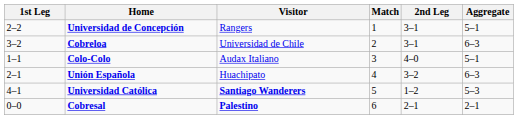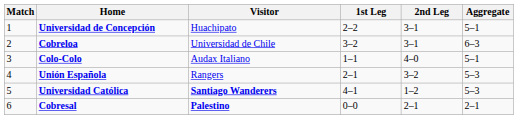columns swapped: (385, 12) <-> (35, 12)
(236, 28) Rangers -> (214, 28) Huachipato
(242, 75) Huachipato -> (207, 75) Rangers
(472, 75) 6–3 -> (472, 75) 5–3
